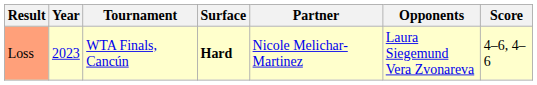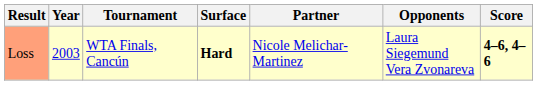(66, 53) 2023 -> (66, 53) 2003
(505, 53) normal -> (505, 53) bold
